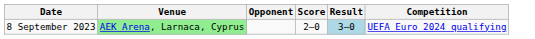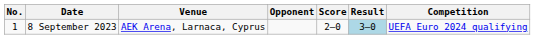+ column: (15, 12)
(172, 27) lightgreen background -> (193, 27) no background
